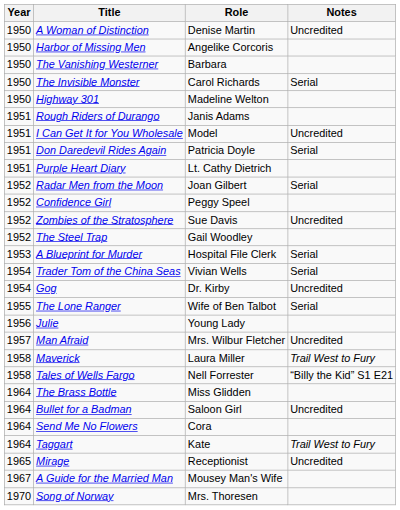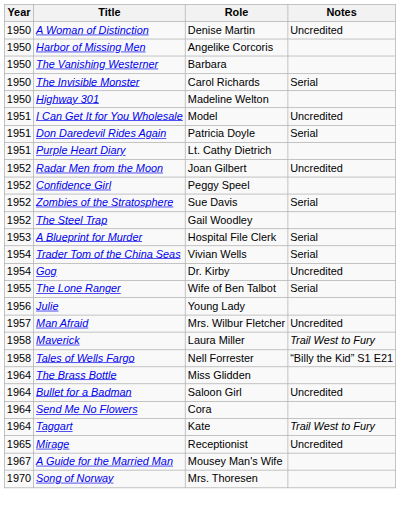- row: (98, 116)
(304, 185) Serial -> (316, 168) Uncredited
(316, 220) Uncredited -> (304, 202) Serial
